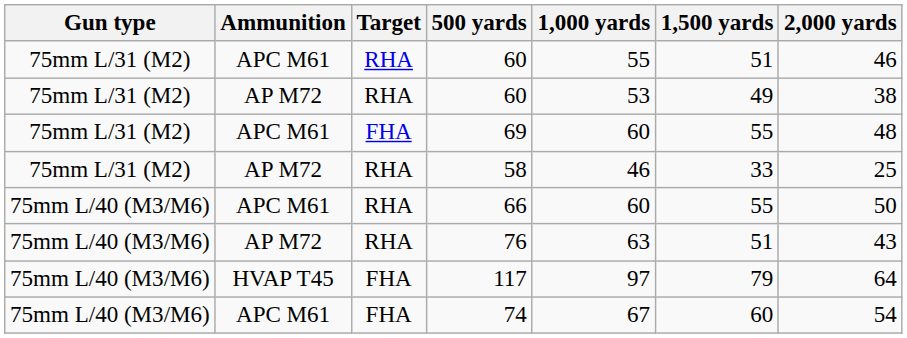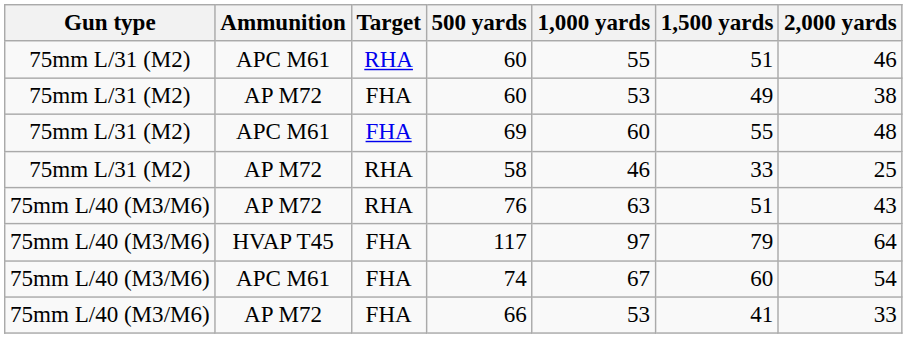(389, 95) RHA -> (389, 95) FHA
- row: (283, 205)
+ row: (283, 315)
